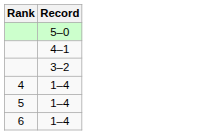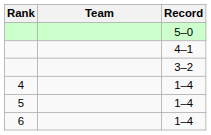+ column: (99, 14)
